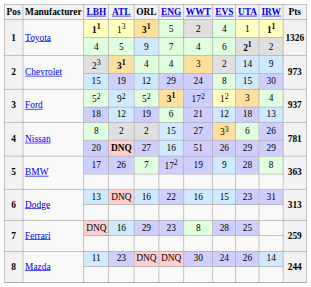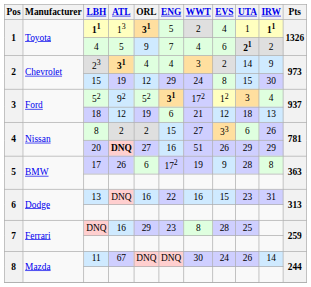(146, 164) 7 -> (146, 164) 6
(121, 258) 23 -> (121, 258) 67
